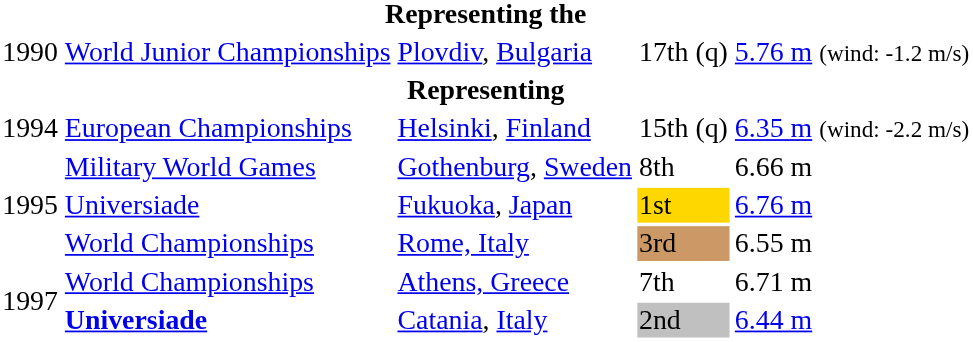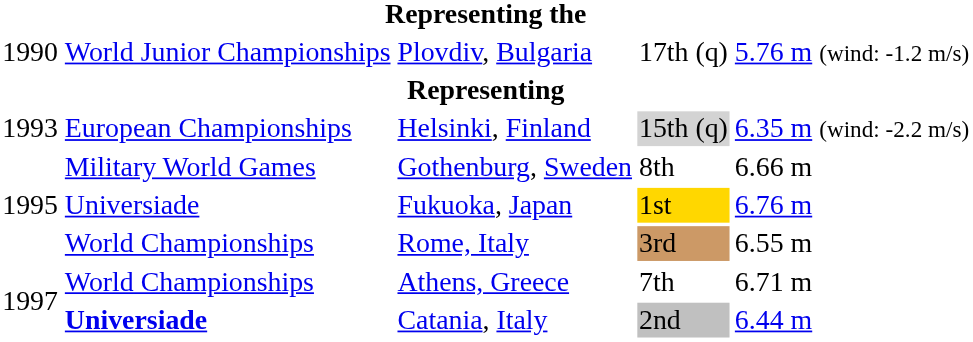(30, 128) 1994 -> (30, 128) 1993
(683, 128) no background -> (683, 128) lightgrey background
